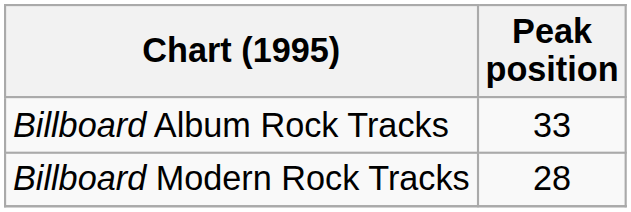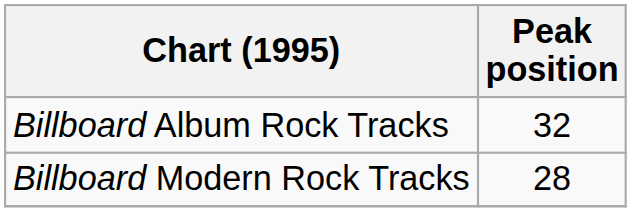(552, 124) 33 -> (552, 124) 32
